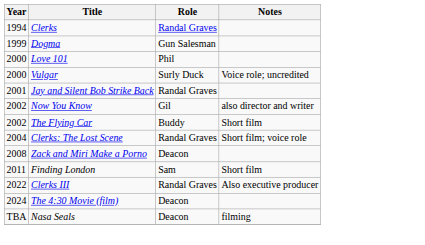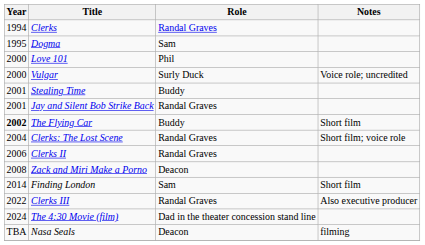(17, 43) 1999 -> (17, 43) 1995
(187, 43) Gun Salesman -> (167, 43) Sam
+ row: (58, 91)
- row: (61, 106)
(17, 122) normal -> (17, 122) bold
+ row: (49, 153)
(16, 169) 2011 -> (17, 185) 2014
(173, 201) Deacon -> (237, 216) Dad in the theater concession stand line
